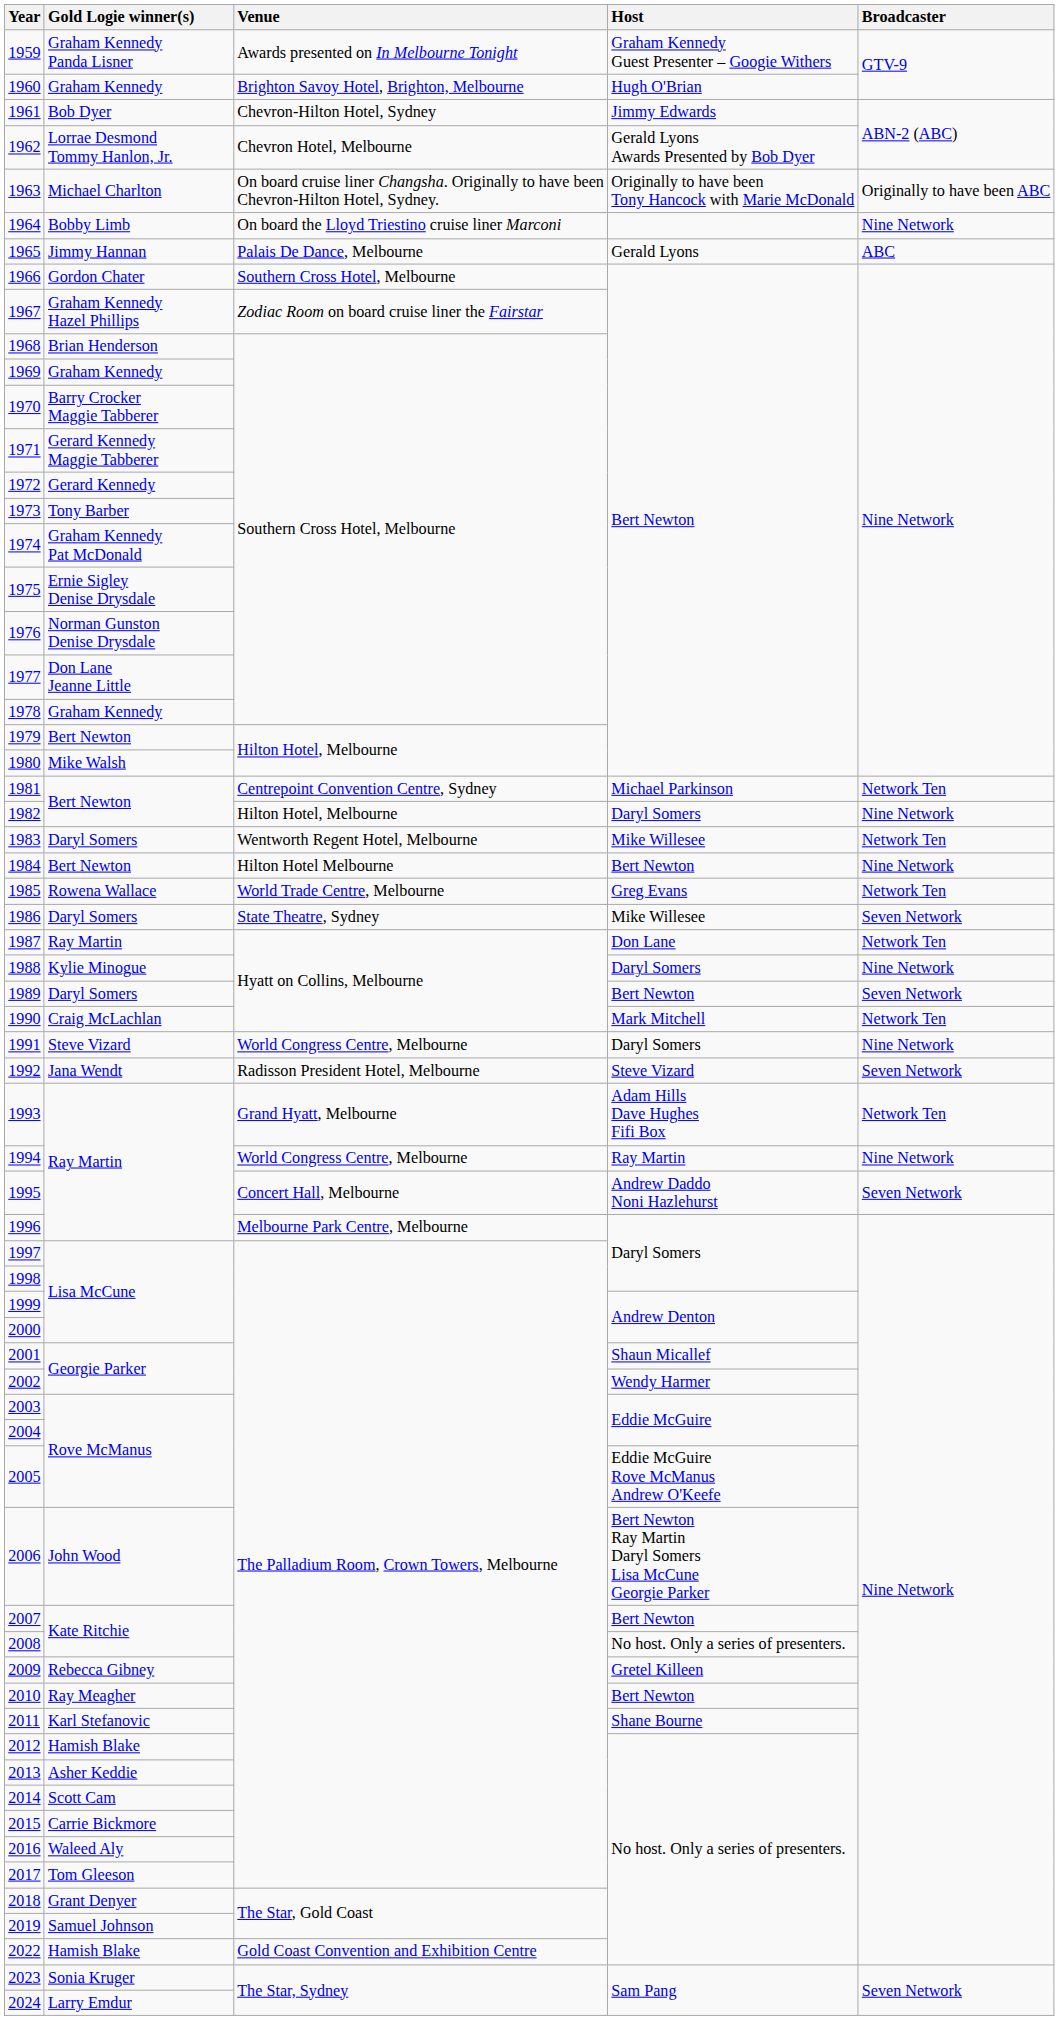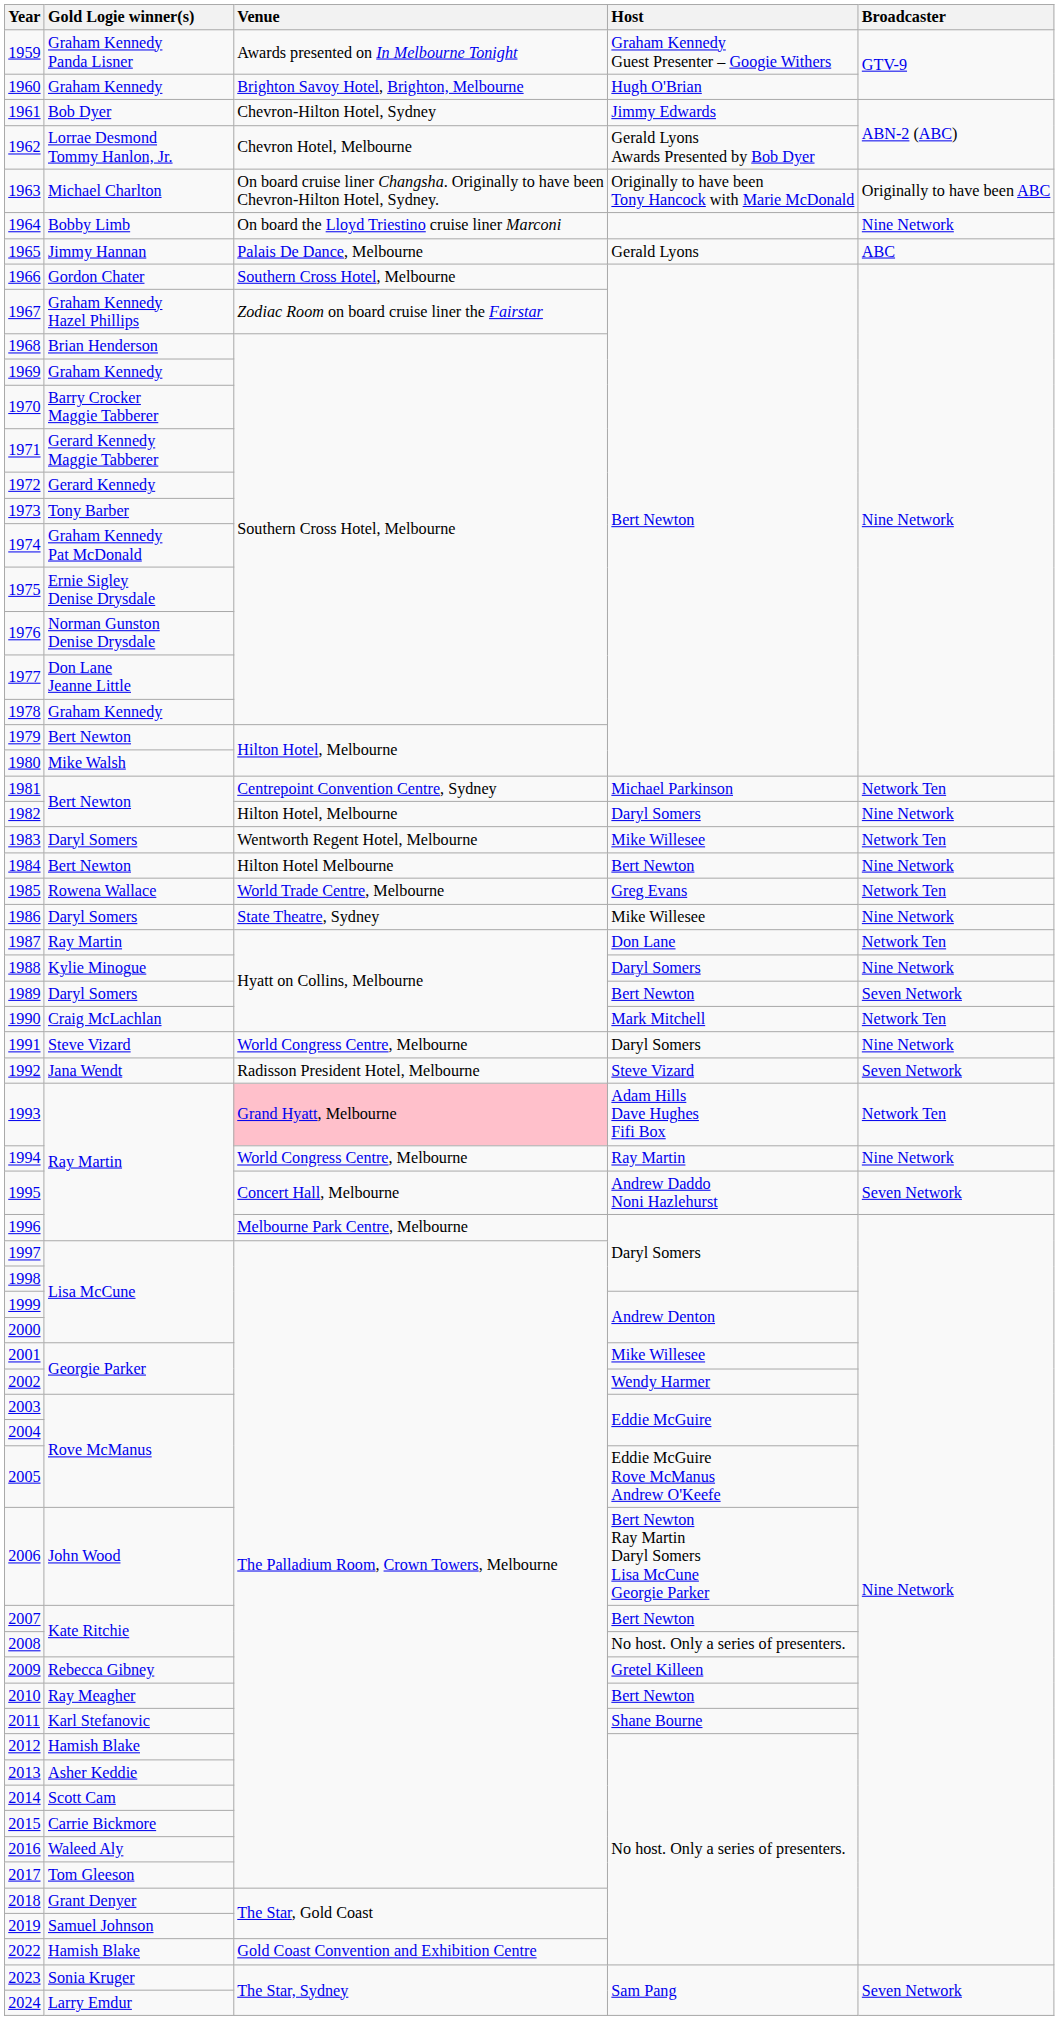(912, 916) Seven Network -> (908, 916) Nine Network
(317, 1114) no background -> (317, 1114) pink background
(661, 1355) Shaun Micallef -> (658, 1355) Mike Willesee
